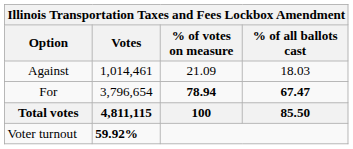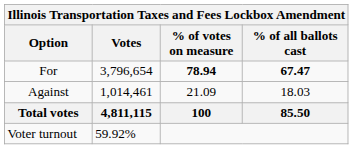rows swapped: (48, 92) <-> (48, 71)
(117, 133) bold -> (115, 133) normal
